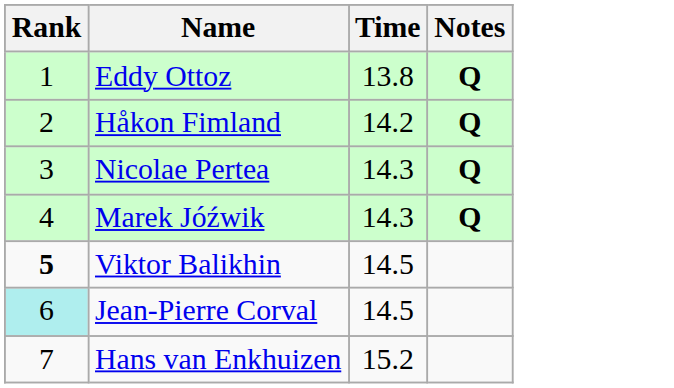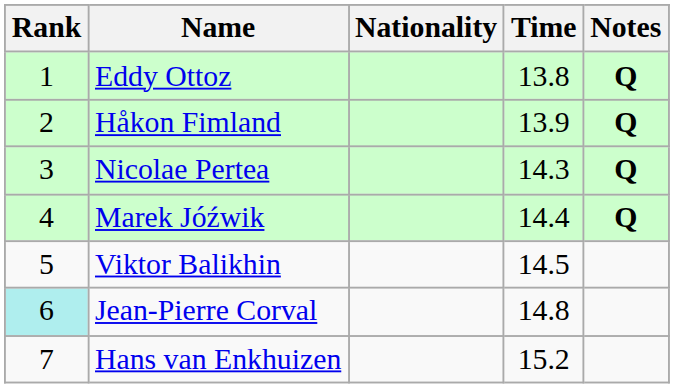+ column: (426, 28)
(388, 122) 14.2 -> (544, 122) 13.9
(388, 216) 14.3 -> (544, 216) 14.4
(47, 264) bold -> (47, 264) normal
(388, 311) 14.5 -> (544, 311) 14.8
